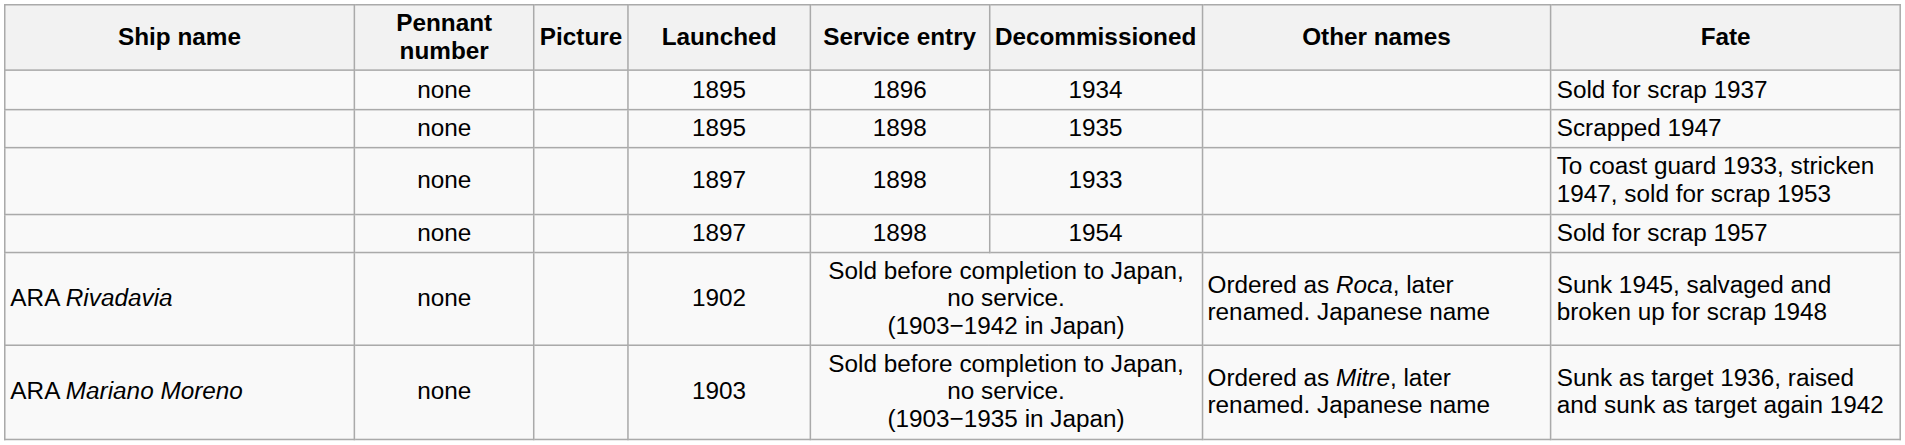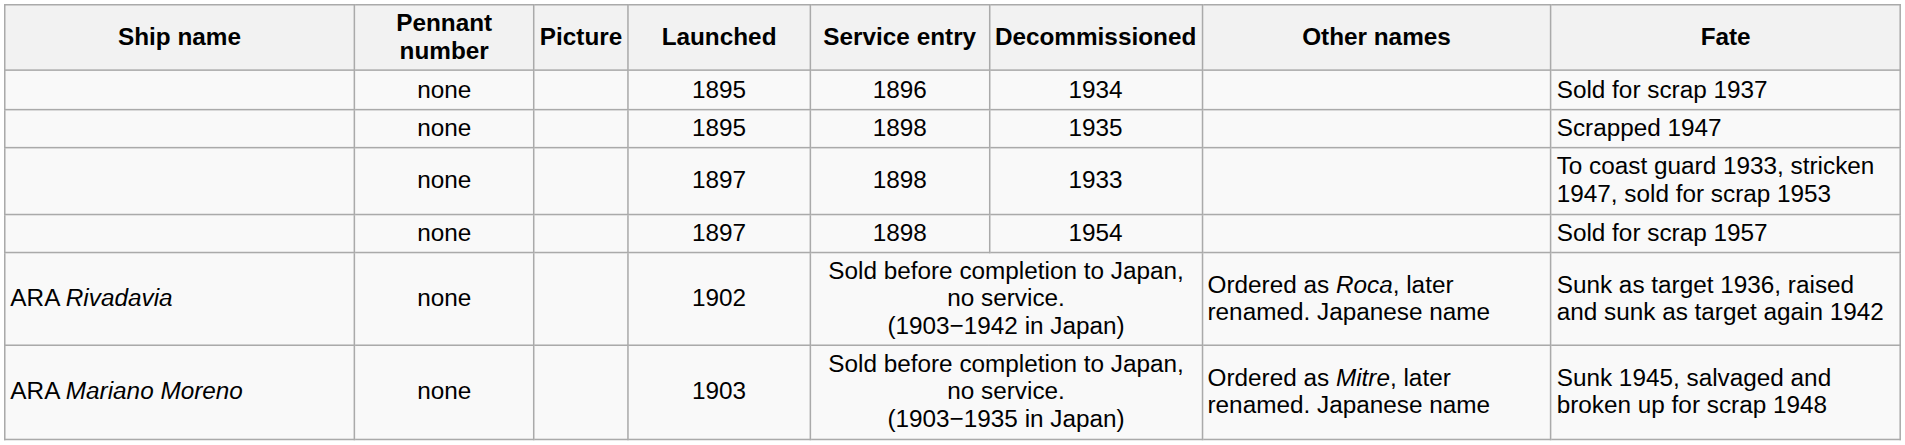(1694, 298) Sunk 1945, salvaged and broken up for scrap 1948 -> (1720, 298) Sunk as target 1936, raised and sunk as target again 1942
(1720, 392) Sunk as target 1936, raised and sunk as target again 1942 -> (1694, 392) Sunk 1945, salvaged and broken up for scrap 1948
